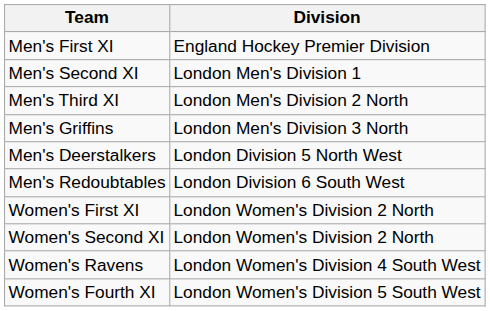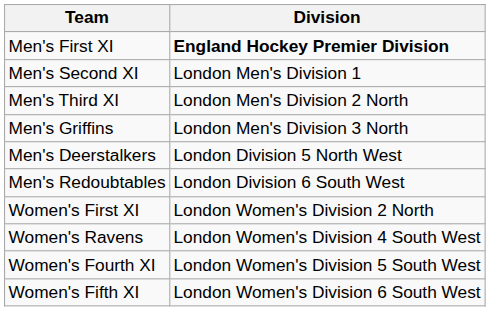(302, 45) normal -> (311, 45) bold
- row: (86, 237)
+ row: (74, 292)
